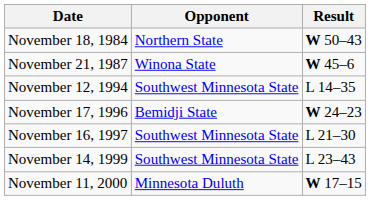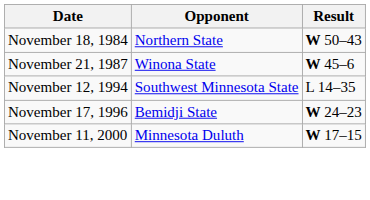- row: (68, 135)
- row: (68, 159)
